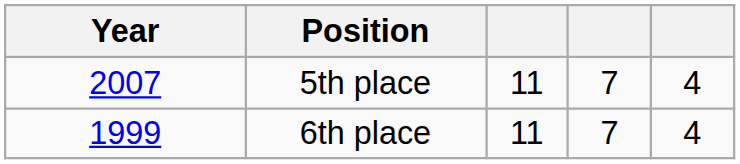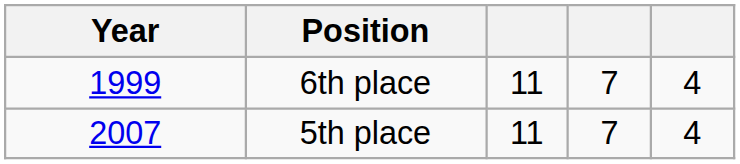rows swapped: (365, 133) <-> (365, 82)
